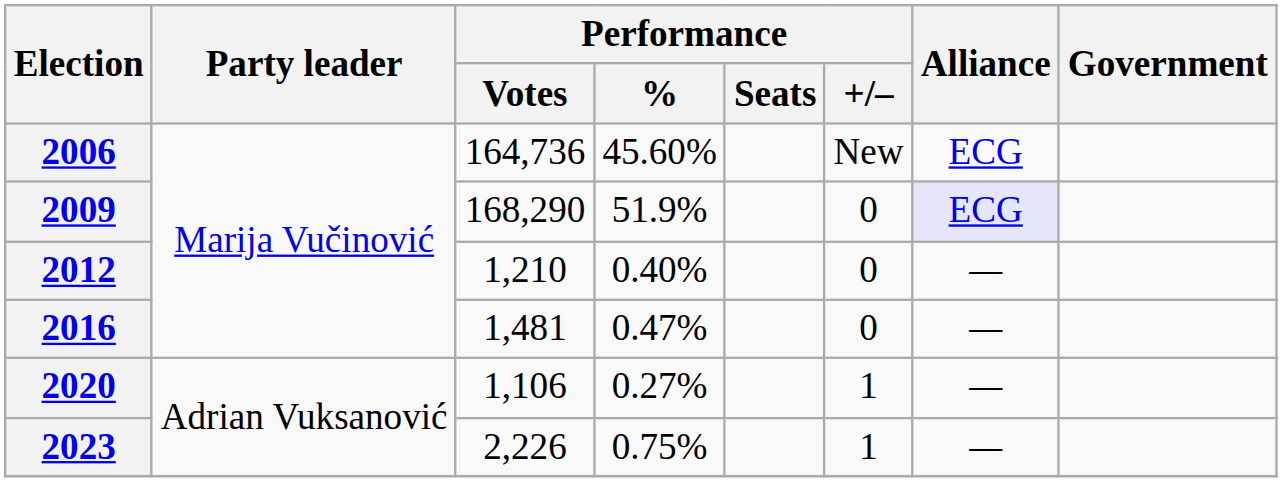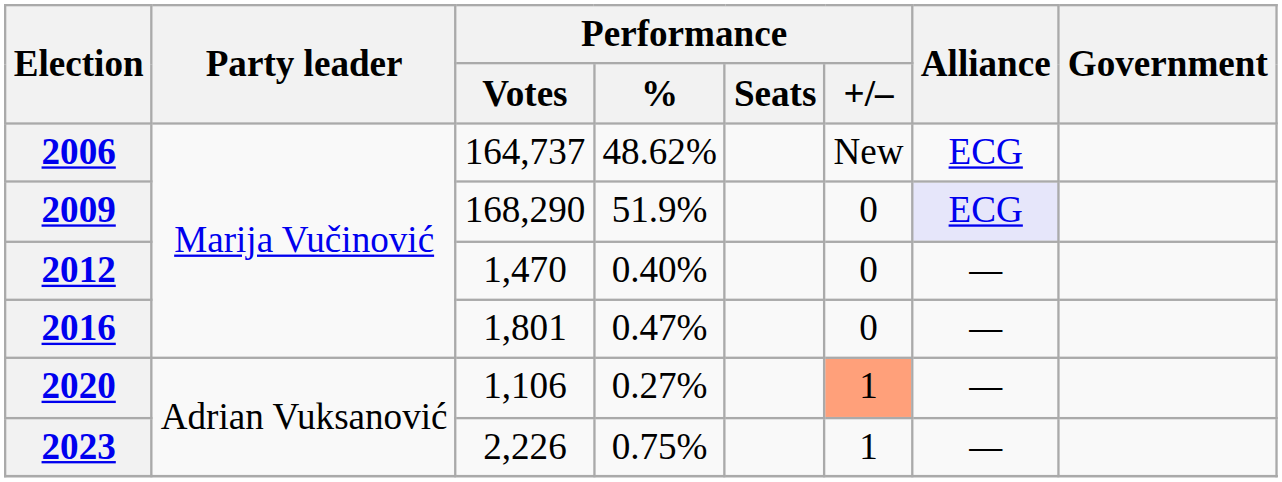(525, 151) 164,736 -> (525, 151) 164,737
(660, 151) 45.60% -> (660, 151) 48.62%
(525, 269) 1,210 -> (525, 269) 1,470
(525, 328) 1,481 -> (525, 328) 1,801
(869, 387) no background -> (869, 387) lightsalmon background
